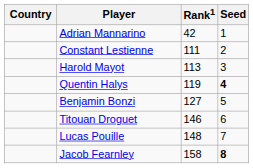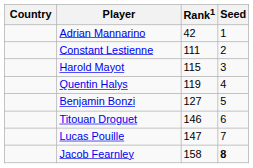(192, 67) 113 -> (192, 67) 115
(223, 85) bold -> (223, 85) normal
(193, 136) 148 -> (193, 136) 147
